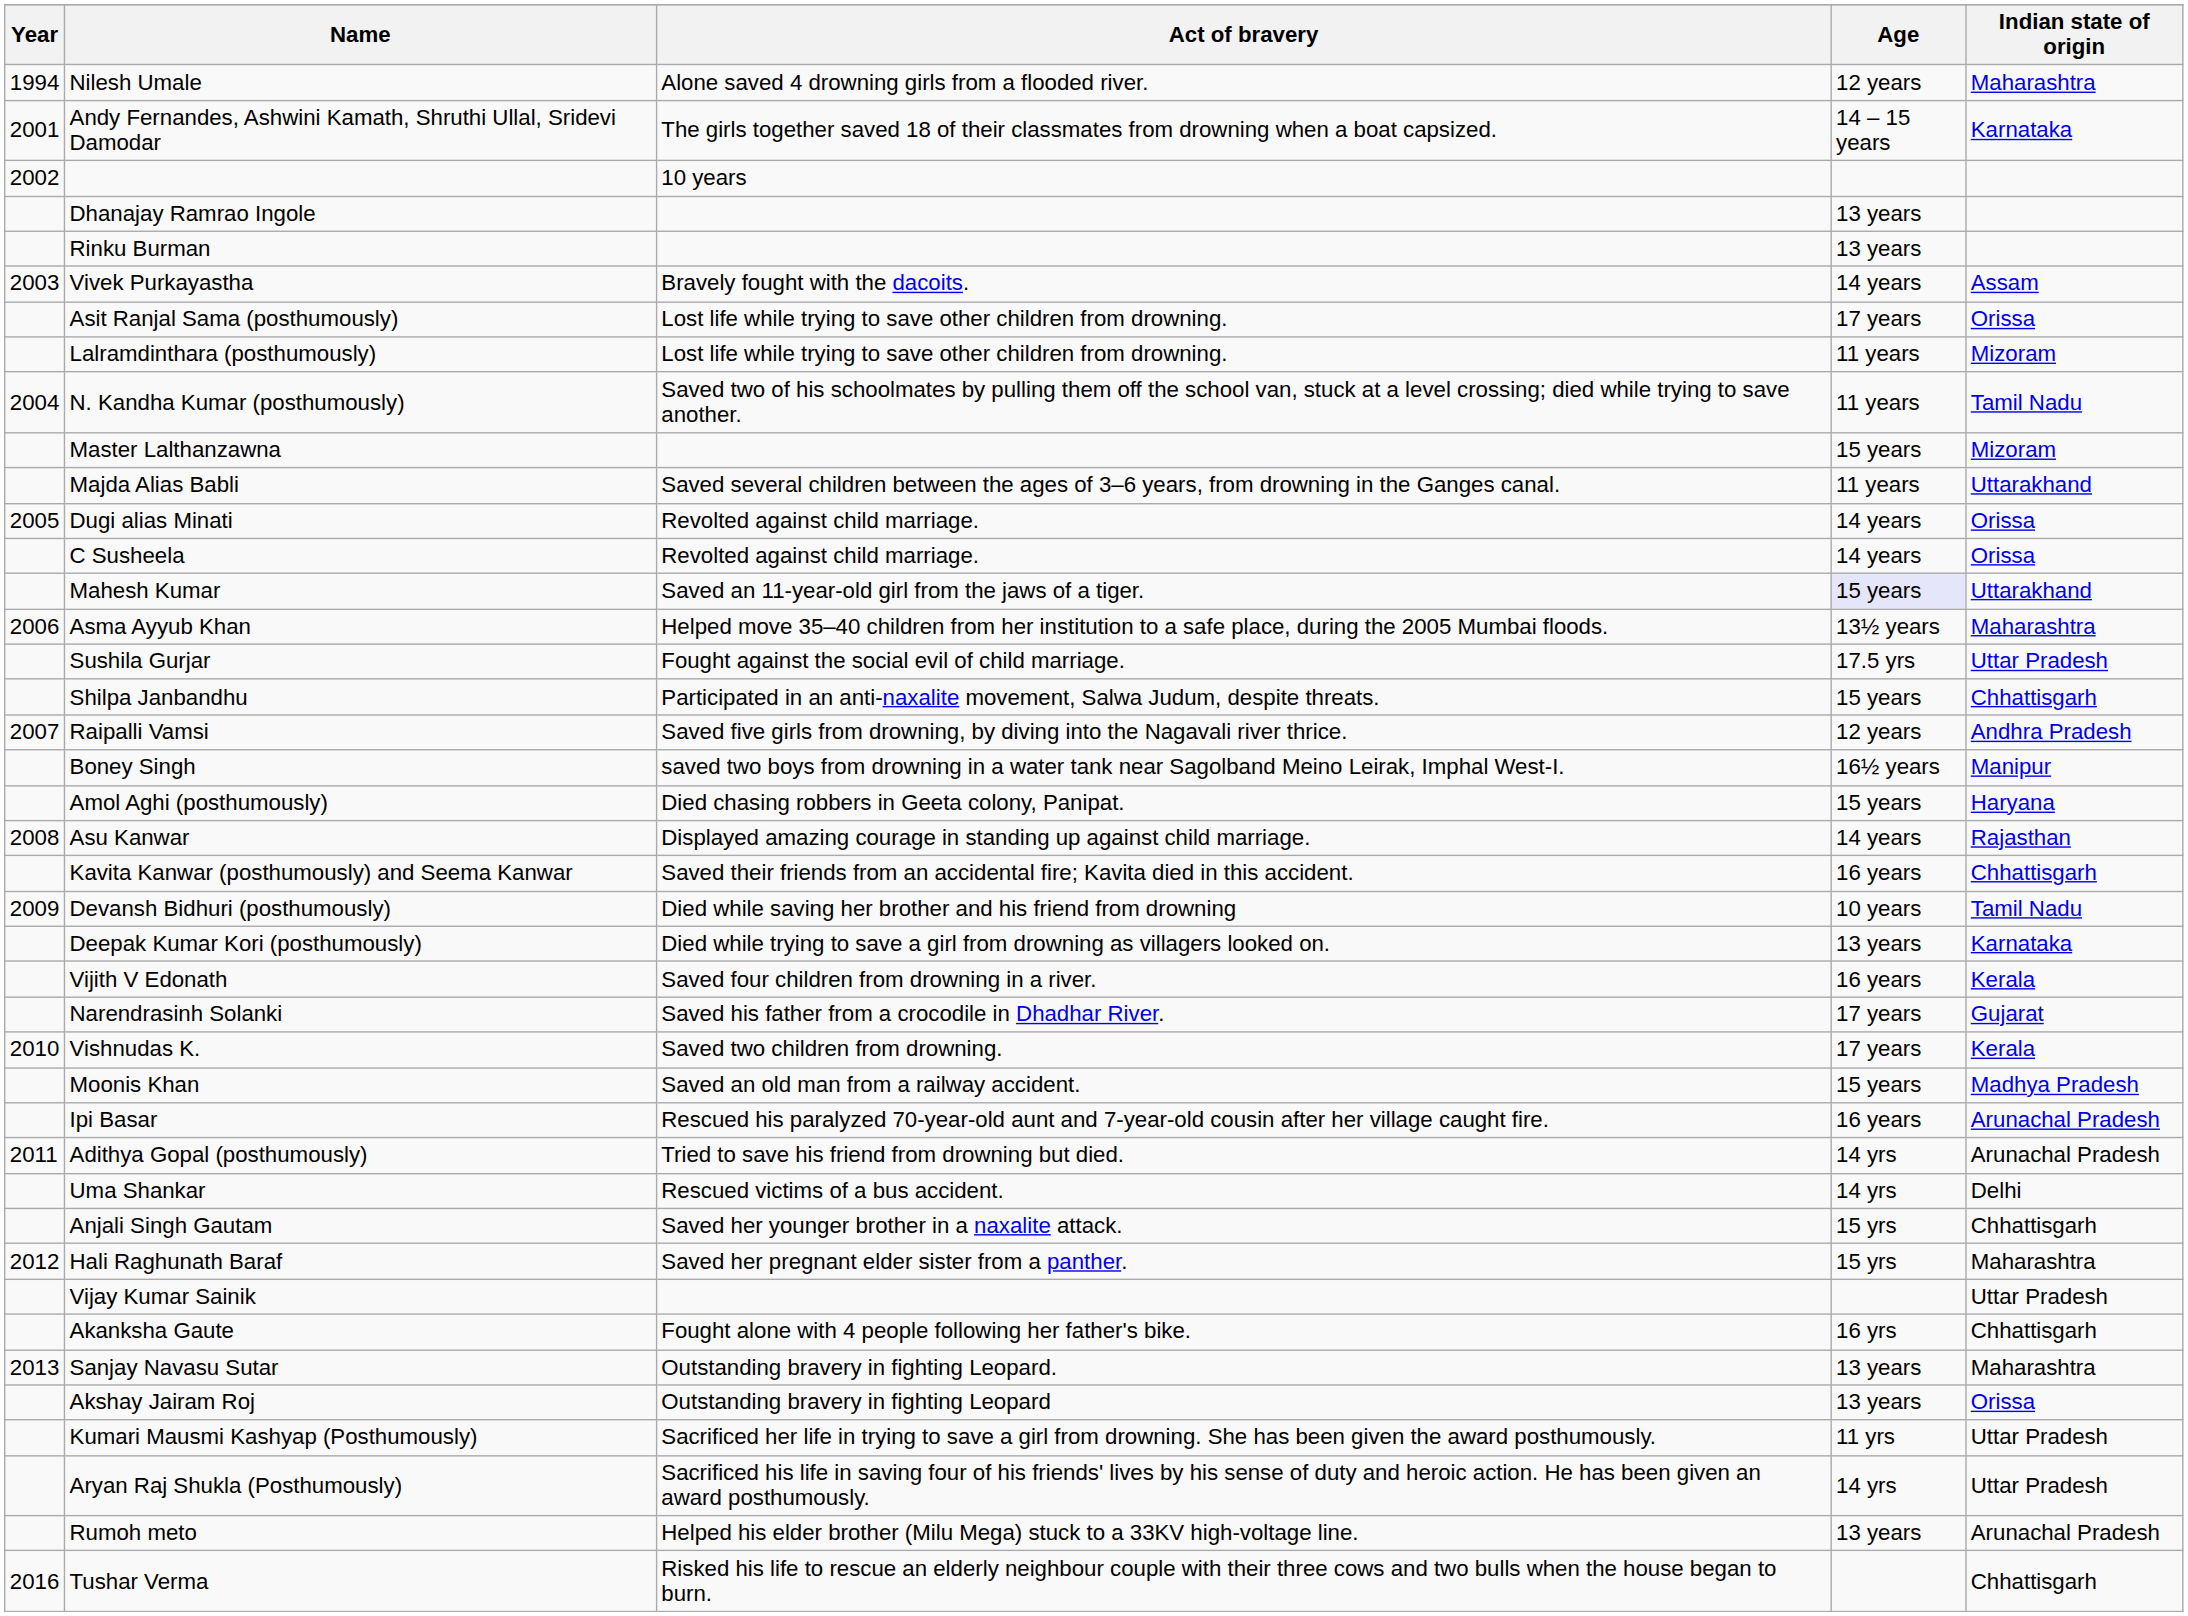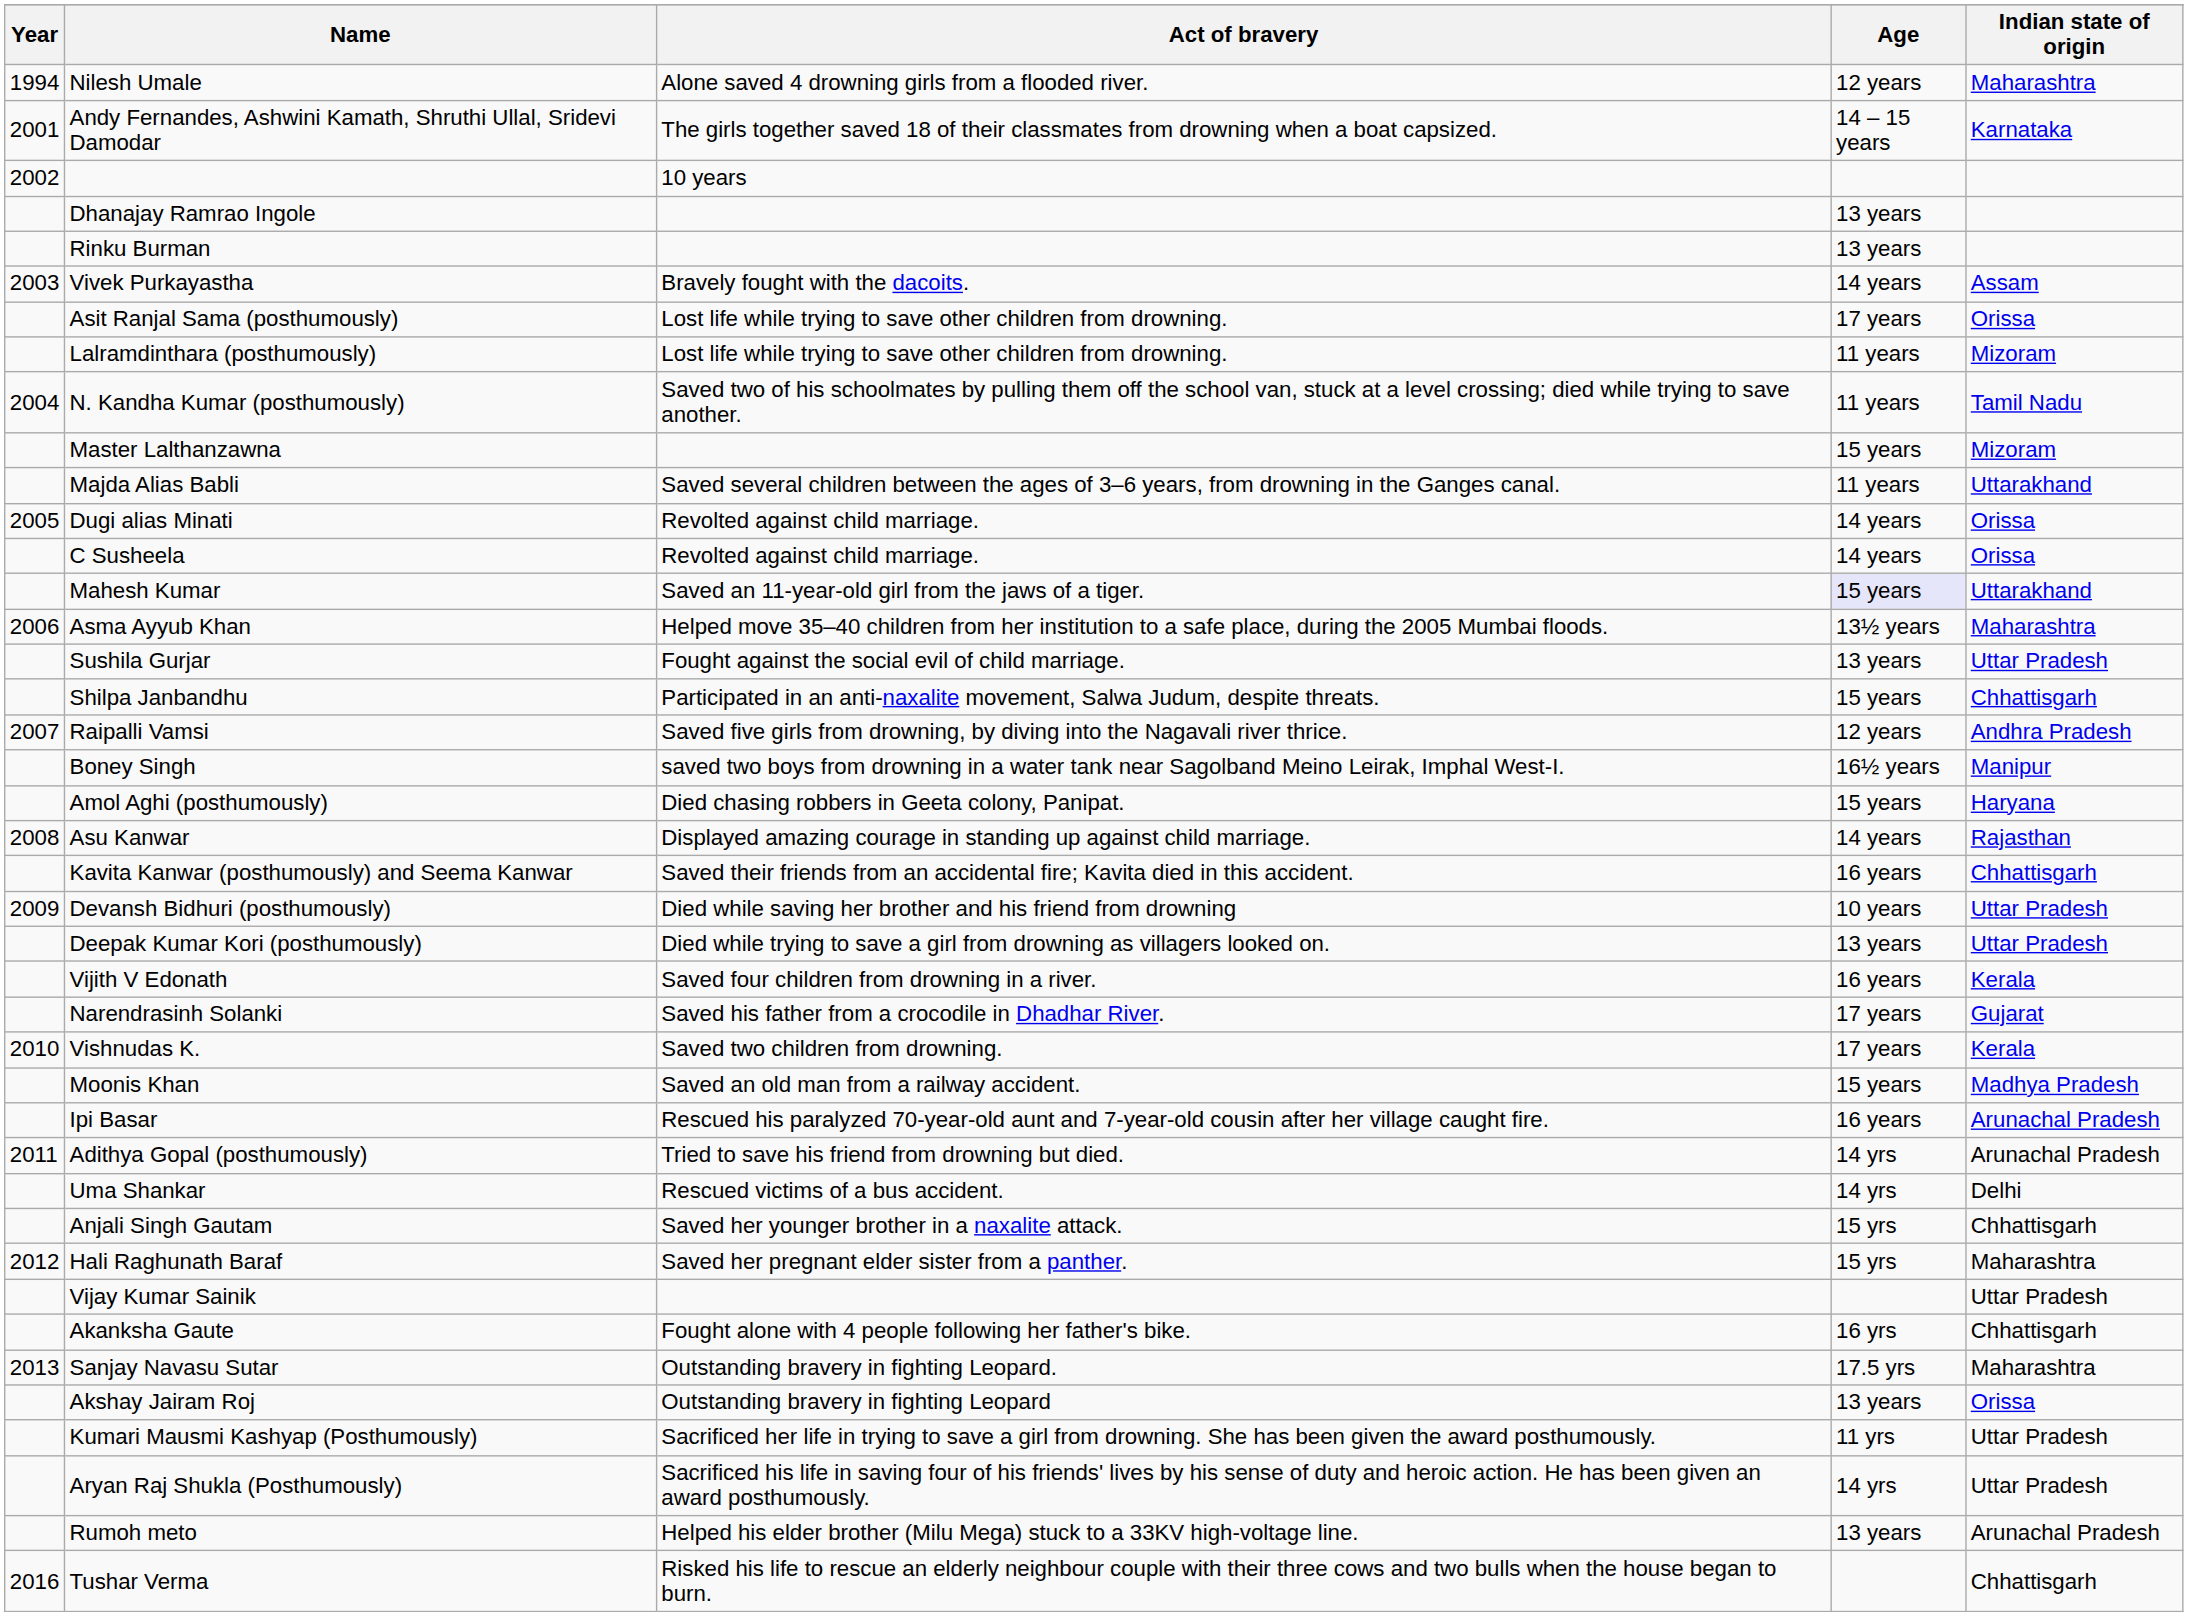(1876, 661) 17.5 yrs -> (1879, 661) 13 years
(2026, 908) Tamil Nadu -> (2039, 908) Uttar Pradesh
(2021, 943) Karnataka -> (2039, 943) Uttar Pradesh
(1879, 1366) 13 years -> (1876, 1366) 17.5 yrs
